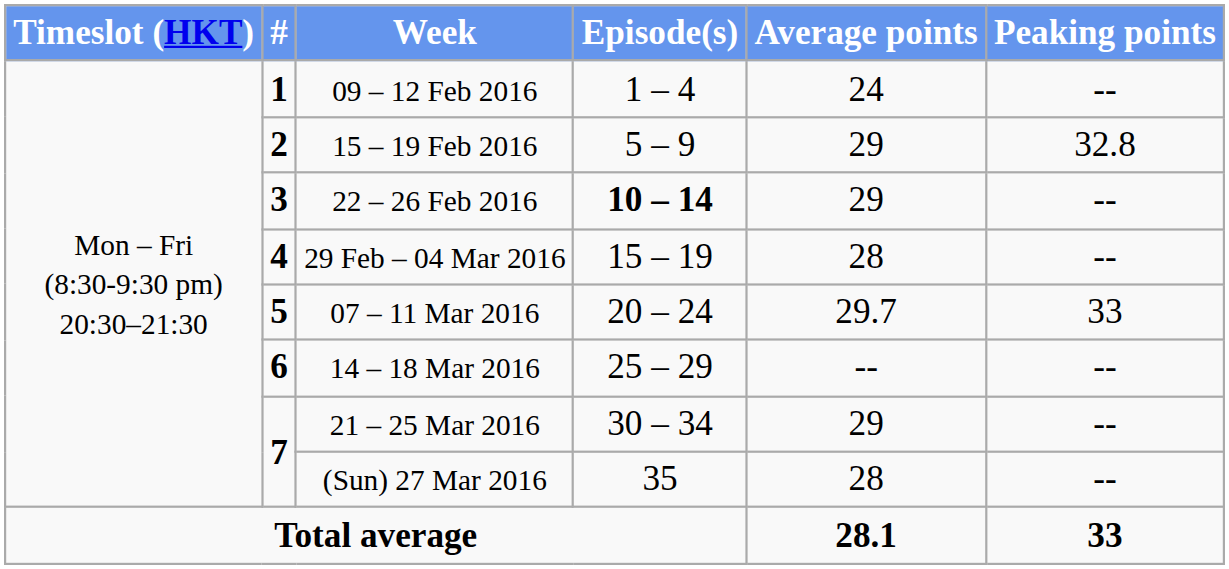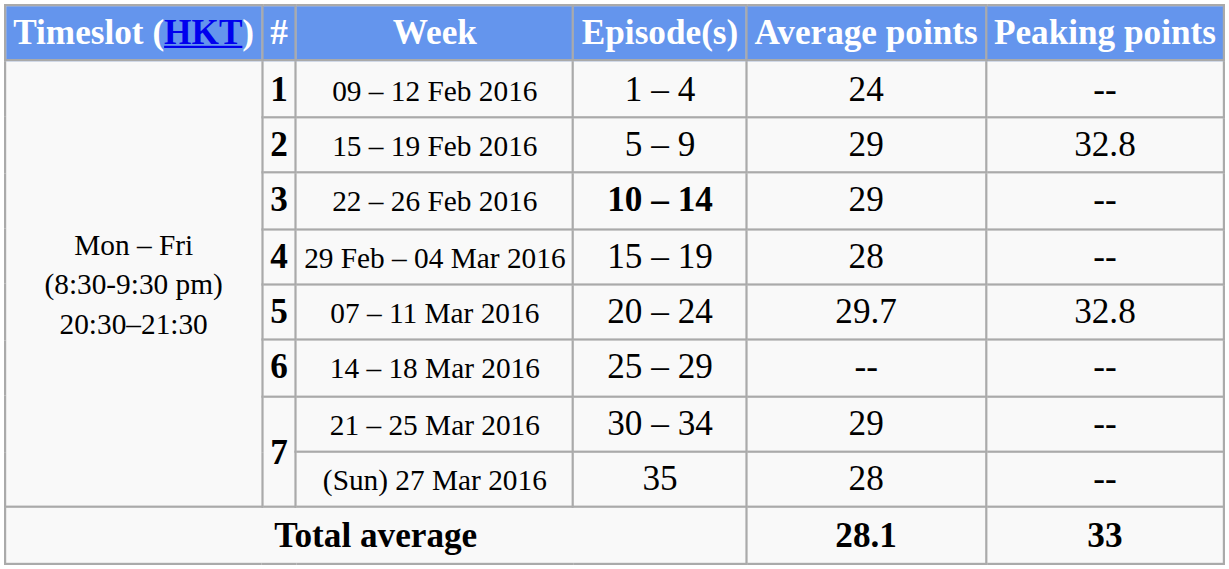(1105, 311) 33 -> (1105, 311) 32.8
